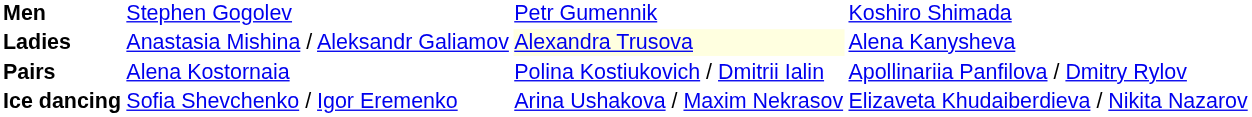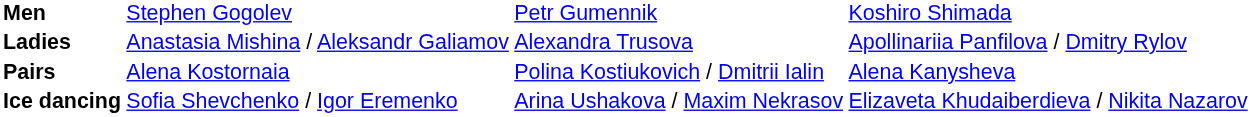(604, 42) lightyellow background -> (604, 42) no background
(932, 42) Alena Kanysheva -> (1018, 42) Apollinariia Panfilova / Dmitry Rylov
(1018, 71) Apollinariia Panfilova / Dmitry Rylov -> (932, 71) Alena Kanysheva
